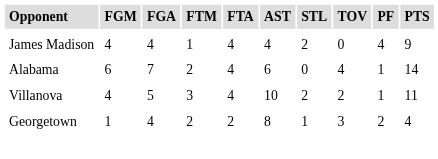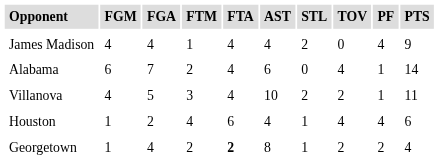+ row: (32, 121)
(231, 121) normal -> (231, 147) bold
(341, 121) 3 -> (341, 147) 2
